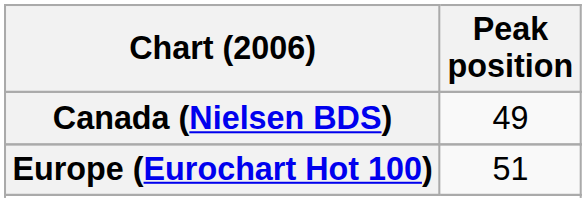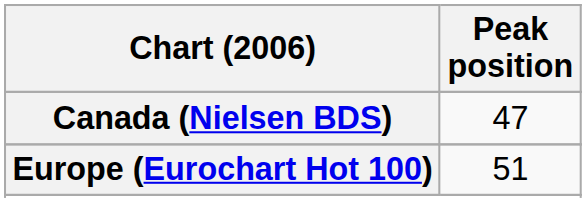(510, 117) 49 -> (510, 117) 47
